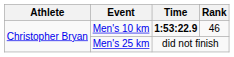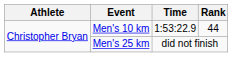(176, 29) bold -> (175, 29) normal
(214, 29) 46 -> (213, 29) 44
